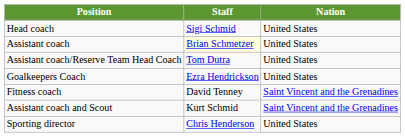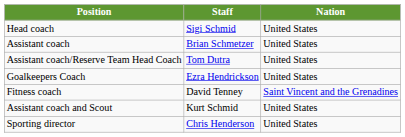(220, 44) lightyellow background -> (220, 44) no background
(331, 108) Saint Vincent and the Grenadines -> (290, 108) United States
